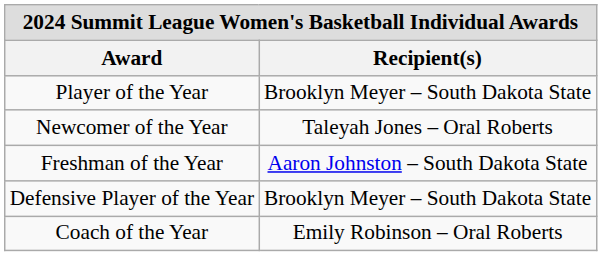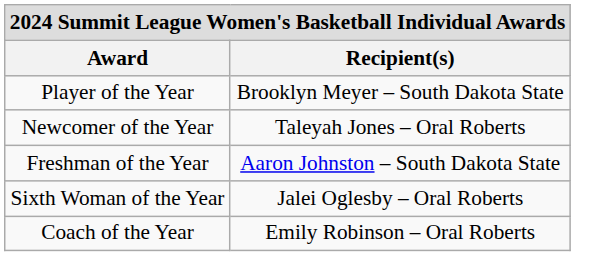+ row: (118, 198)
- row: (132, 198)
